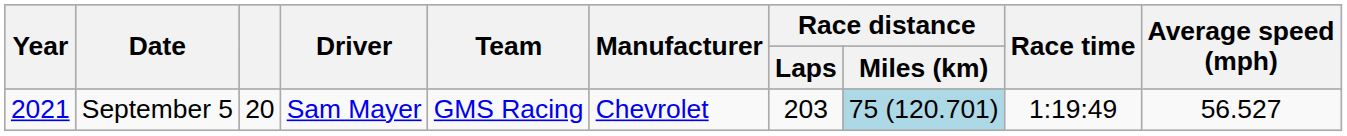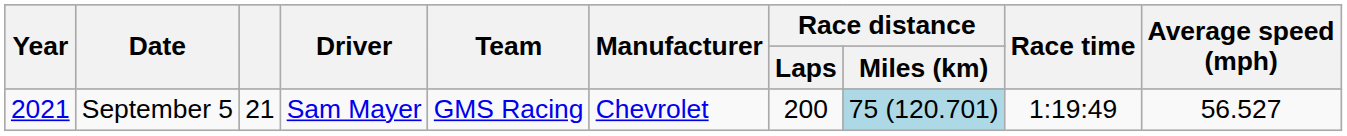(260, 109) 20 -> (260, 109) 21
(806, 109) 203 -> (806, 109) 200
